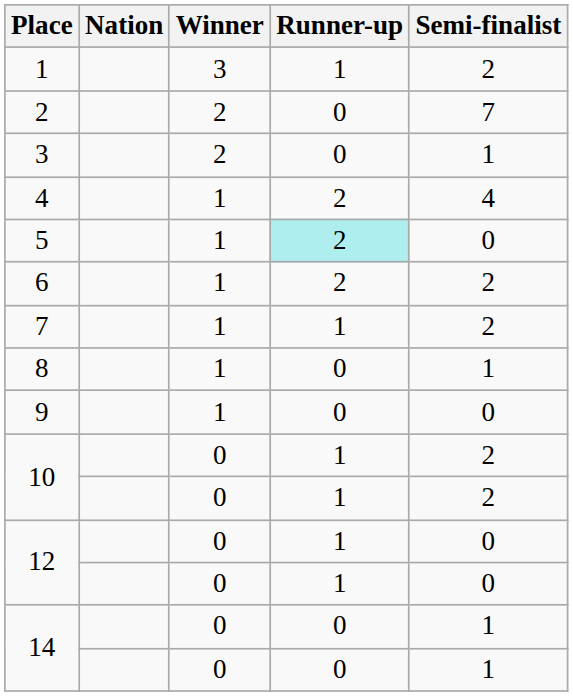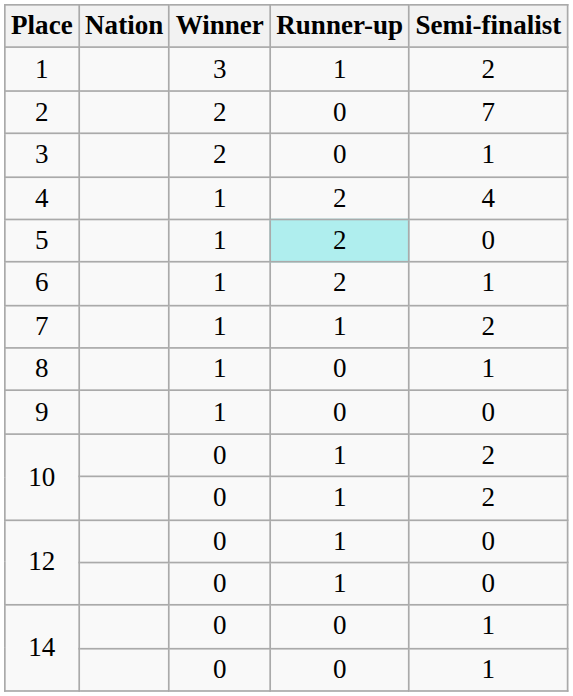(488, 283) 2 -> (488, 283) 1
